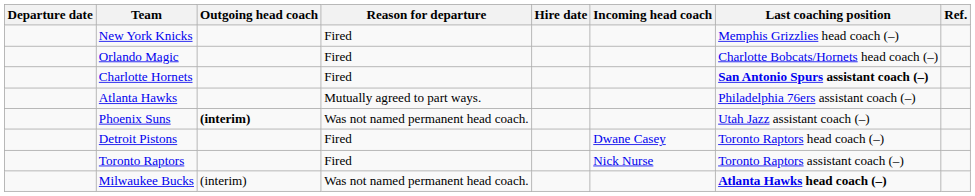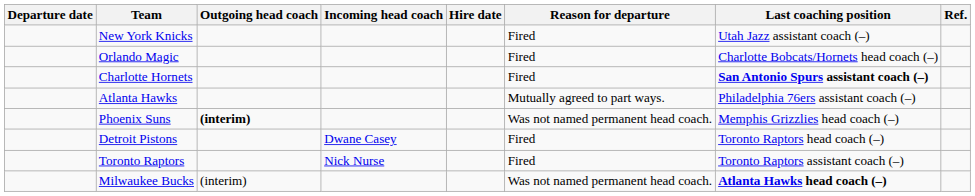columns swapped: (426, 14) <-> (653, 14)
(808, 35) Memphis Grizzlies head coach (–) -> (794, 35) Utah Jazz assistant coach (–)
(794, 118) Utah Jazz assistant coach (–) -> (808, 118) Memphis Grizzlies head coach (–)
